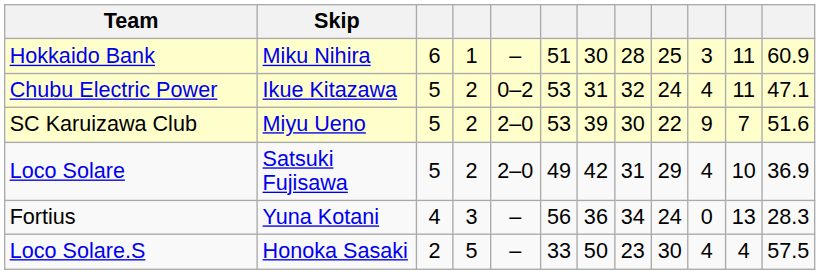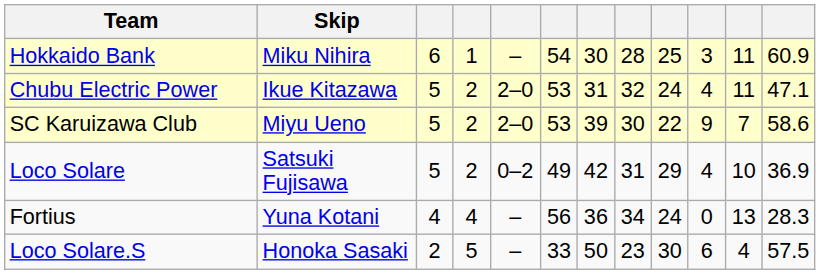(559, 55) 51 -> (559, 55) 54
(515, 90) 0–2 -> (515, 90) 2–0
(788, 124) 51.6 -> (788, 124) 58.6
(515, 170) 2–0 -> (515, 170) 0–2
(472, 217) 3 -> (472, 217) 4
(707, 251) 4 -> (707, 251) 6
